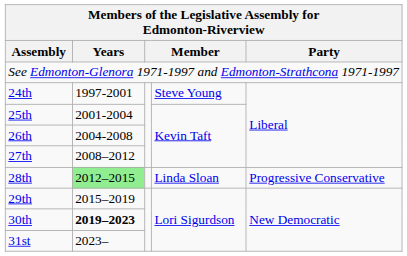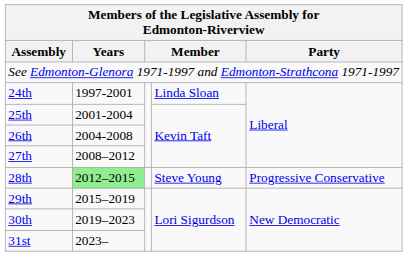(188, 93) Steve Young -> (187, 93) Linda Sloan
(187, 177) Linda Sloan -> (188, 177) Steve Young
(105, 219) bold -> (105, 219) normal
